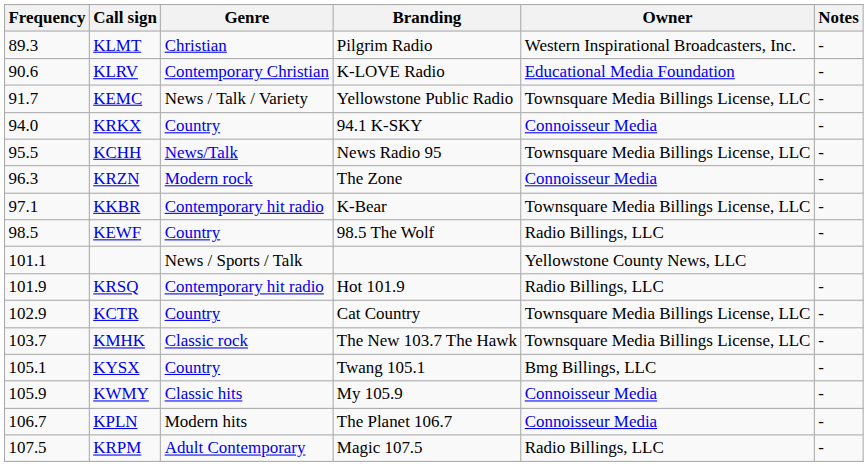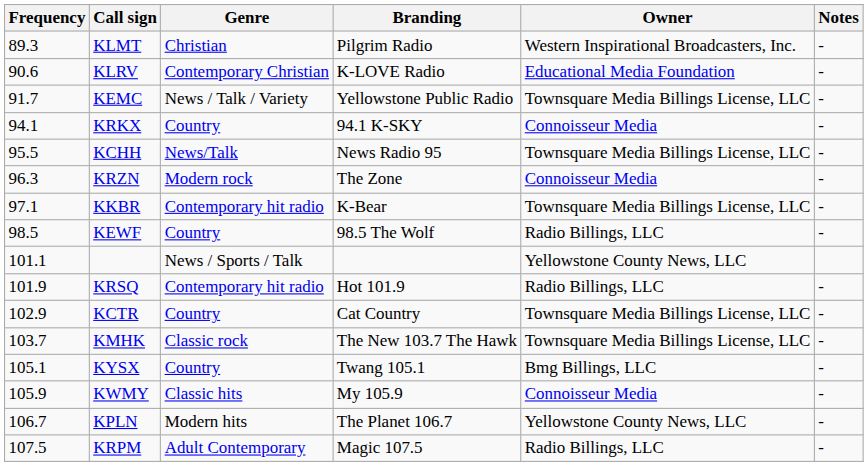(23, 125) 94.0 -> (23, 125) 94.1
(591, 421) Connoisseur Media -> (636, 421) Yellowstone County News, LLC
